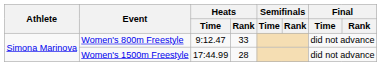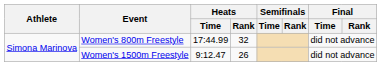(211, 41) 9:12.47 -> (211, 41) 17:44.99
(244, 41) 33 -> (244, 41) 32
(211, 55) 17:44.99 -> (211, 55) 9:12.47
(244, 55) 28 -> (244, 55) 26
